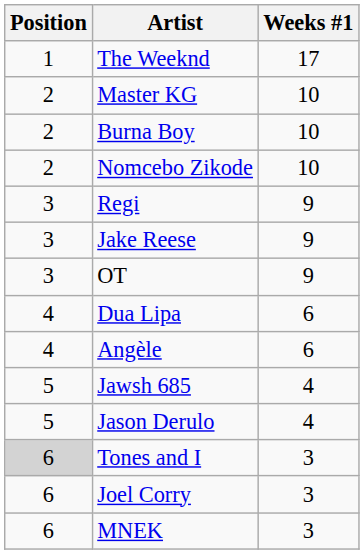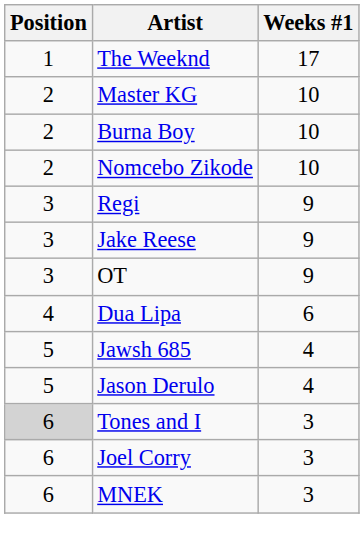- row: (129, 348)
